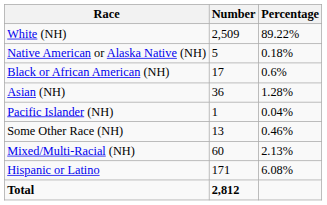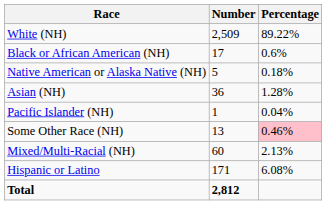rows swapped: (88, 72) <-> (107, 53)
(277, 131) no background -> (277, 131) pink background
